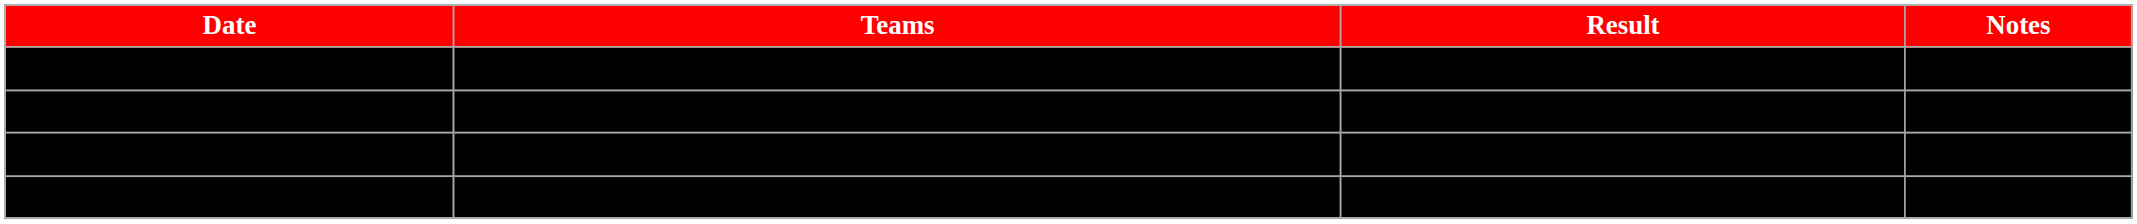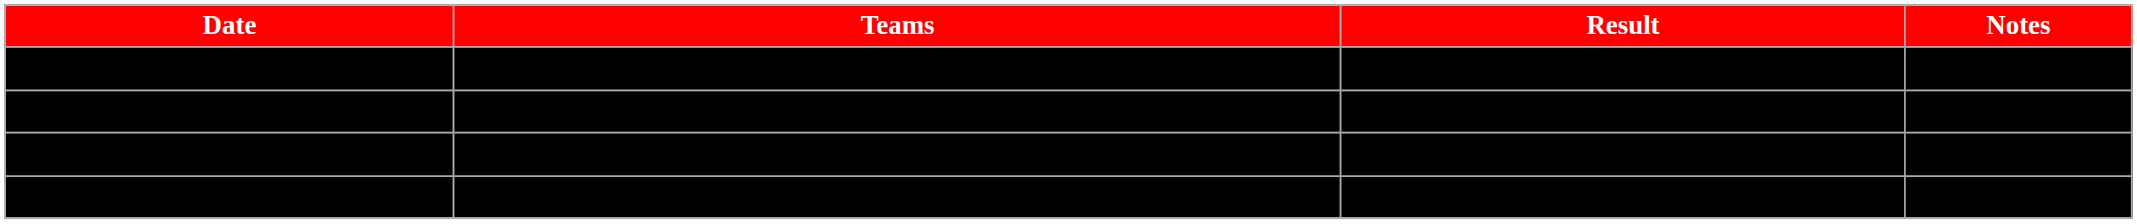rows swapped: (898, 196) <-> (898, 153)
